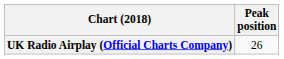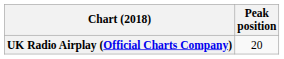(257, 44) 26 -> (257, 44) 20
